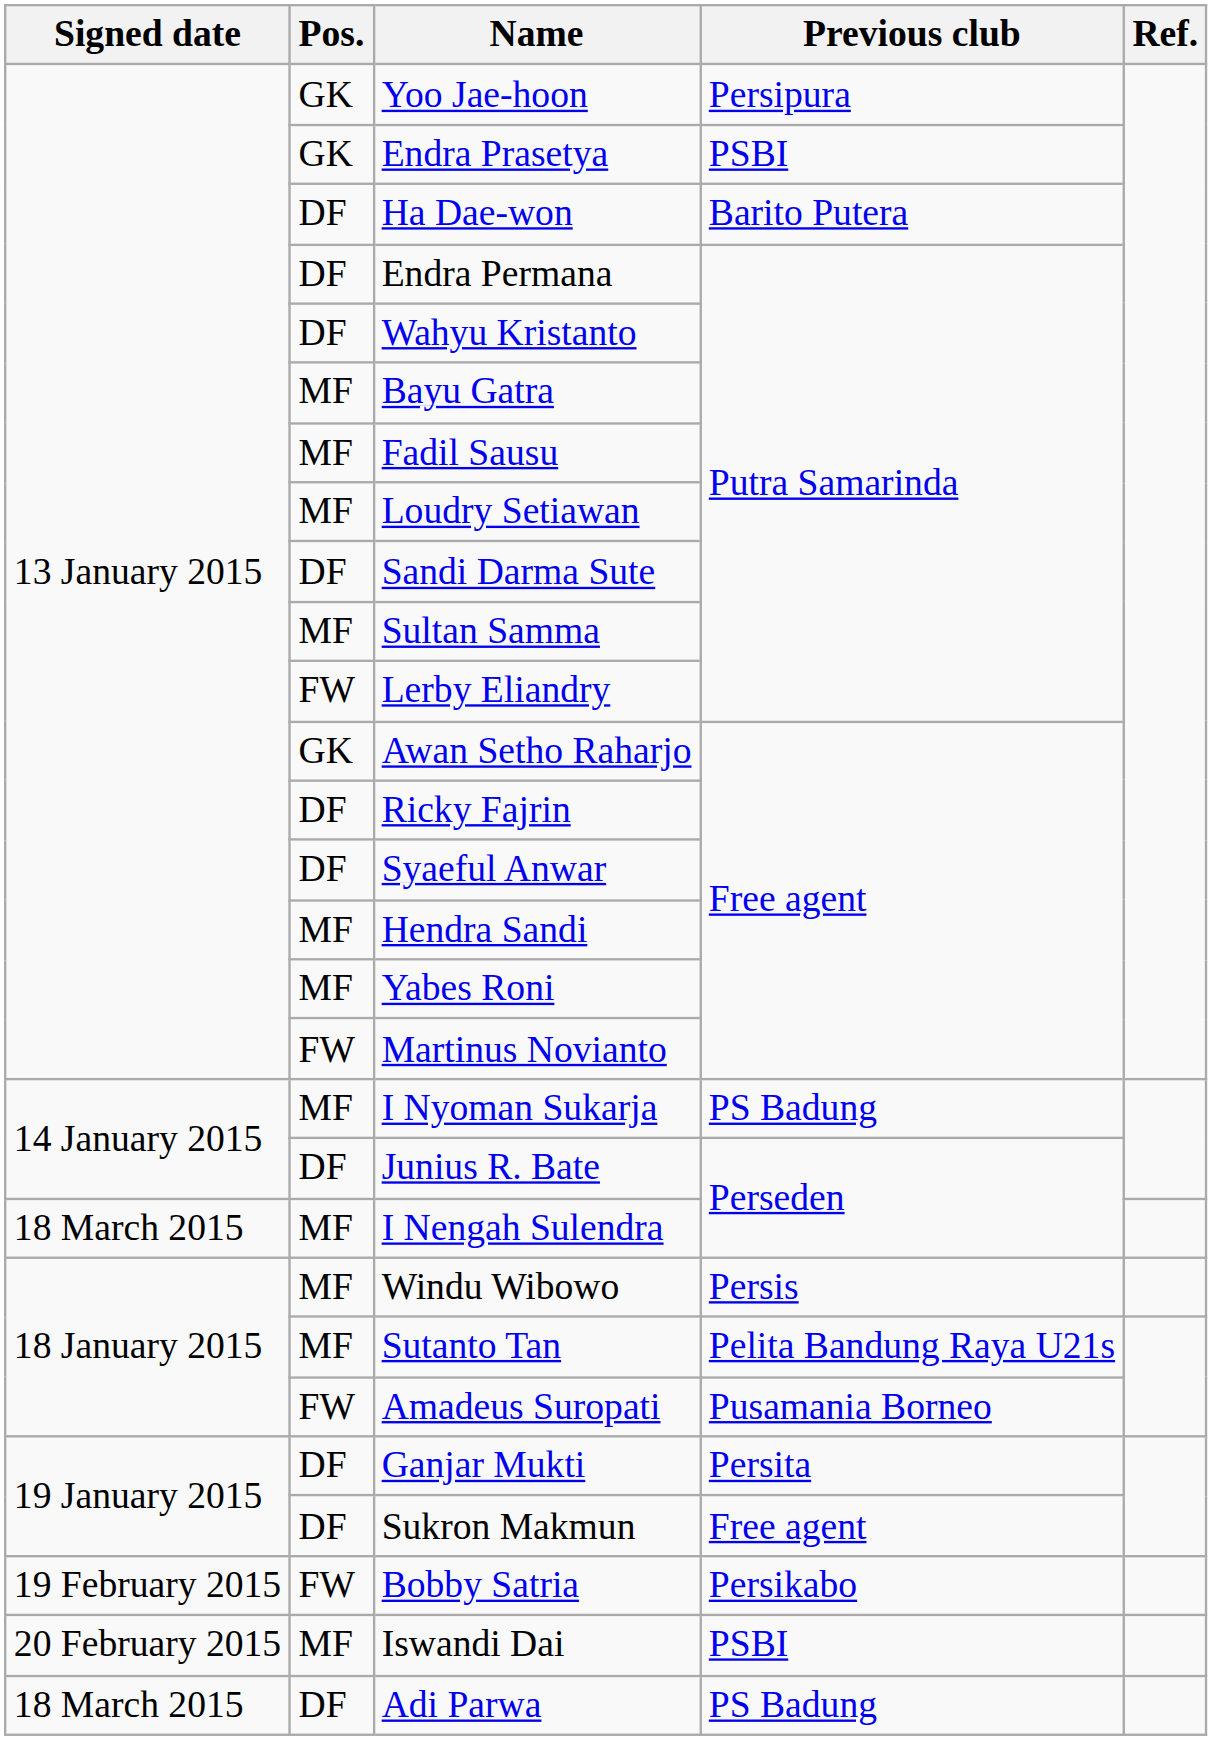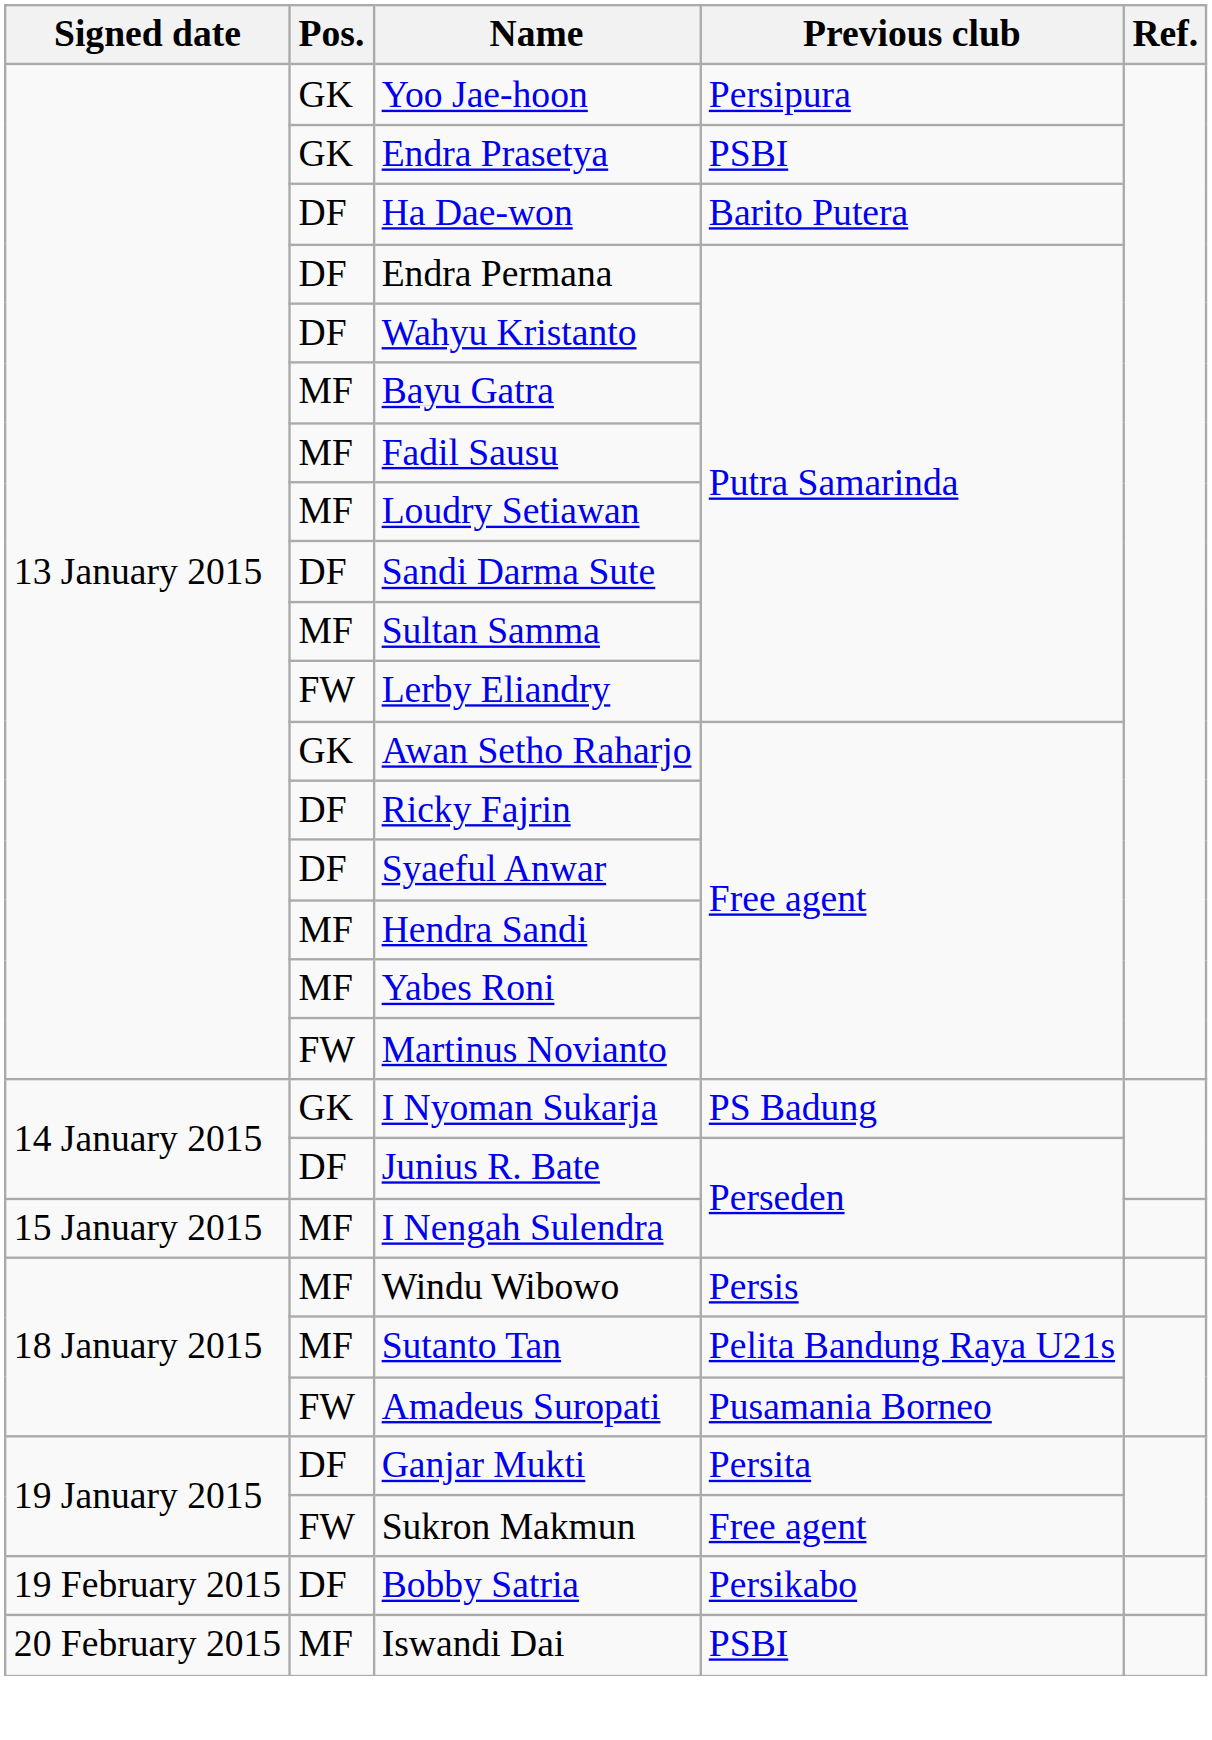(326, 1107) MF -> (326, 1107) GK
(129, 1226) 18 March 2015 -> (138, 1226) 15 January 2015
(323, 1525) DF -> (327, 1525) FW
(327, 1584) FW -> (323, 1584) DF
- row: (462, 1703)
